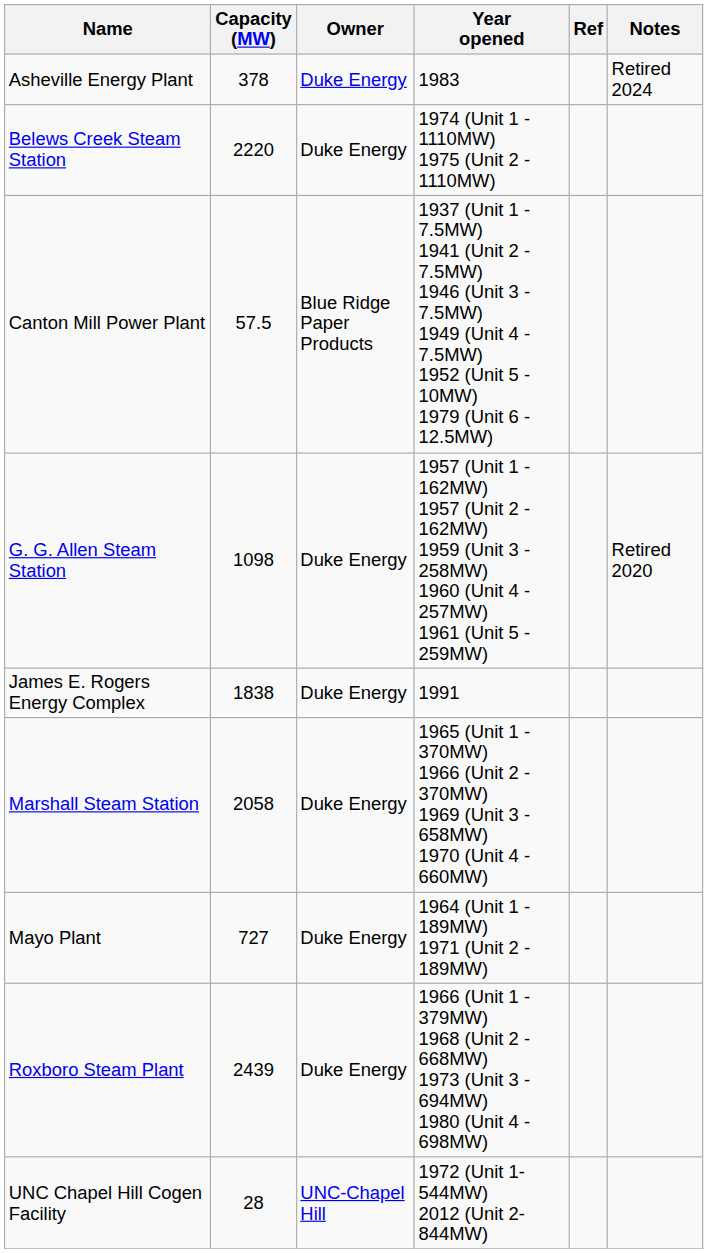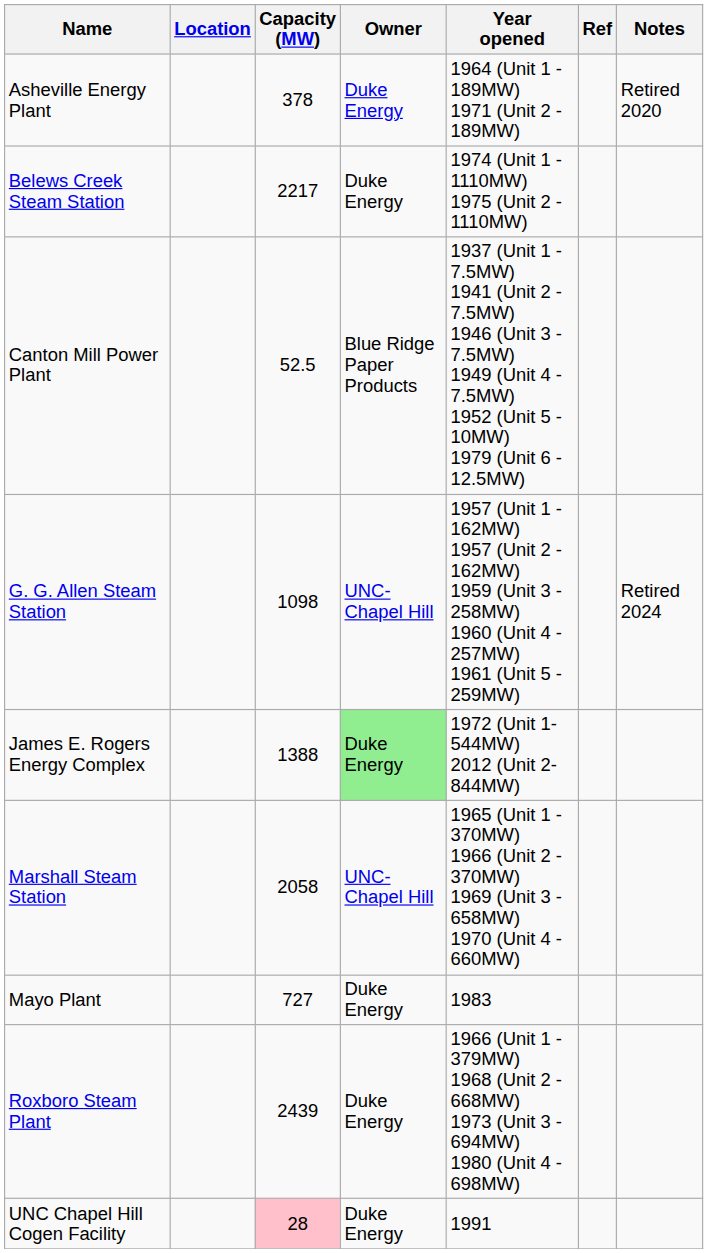+ column: (213, 29)
(439, 79) 1983 -> (506, 100) 1964 (Unit 1 - 189MW) 1971 (Unit 2 - 189MW)
(641, 79) Retired 2024 -> (650, 100) Retired 2020
(253, 149) 2220 -> (298, 191) 2217
(254, 323) 57.5 -> (298, 365) 52.5
(354, 560) Duke Energy -> (389, 601) UNC-Chapel Hill
(641, 560) Retired 2020 -> (650, 601) Retired 2024
(253, 692) 1838 -> (298, 754) 1388
(354, 692) no background -> (374, 754) lightgreen background
(439, 692) 1991 -> (504, 754) 1972 (Unit 1- 544MW) 2012 (Unit 2- 844MW)
(354, 804) Duke Energy -> (389, 887) UNC-Chapel Hill
(474, 937) 1964 (Unit 1 - 189MW) 1971 (Unit 2 - 189MW) -> (471, 999) 1983
(254, 1202) no background -> (298, 1223) pink background
(352, 1202) UNC-Chapel Hill -> (374, 1223) Duke Energy
(472, 1202) 1972 (Unit 1- 544MW) 2012 (Unit 2- 844MW) -> (471, 1223) 1991
